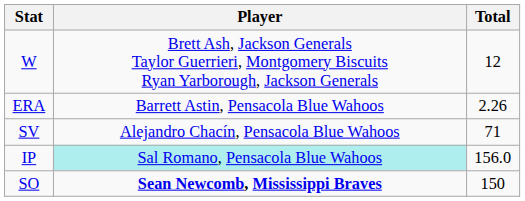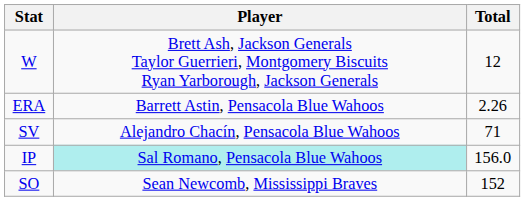(260, 183) bold -> (260, 183) normal
(493, 183) 150 -> (493, 183) 152
